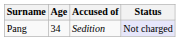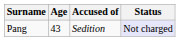(56, 28) 34 -> (56, 28) 43
